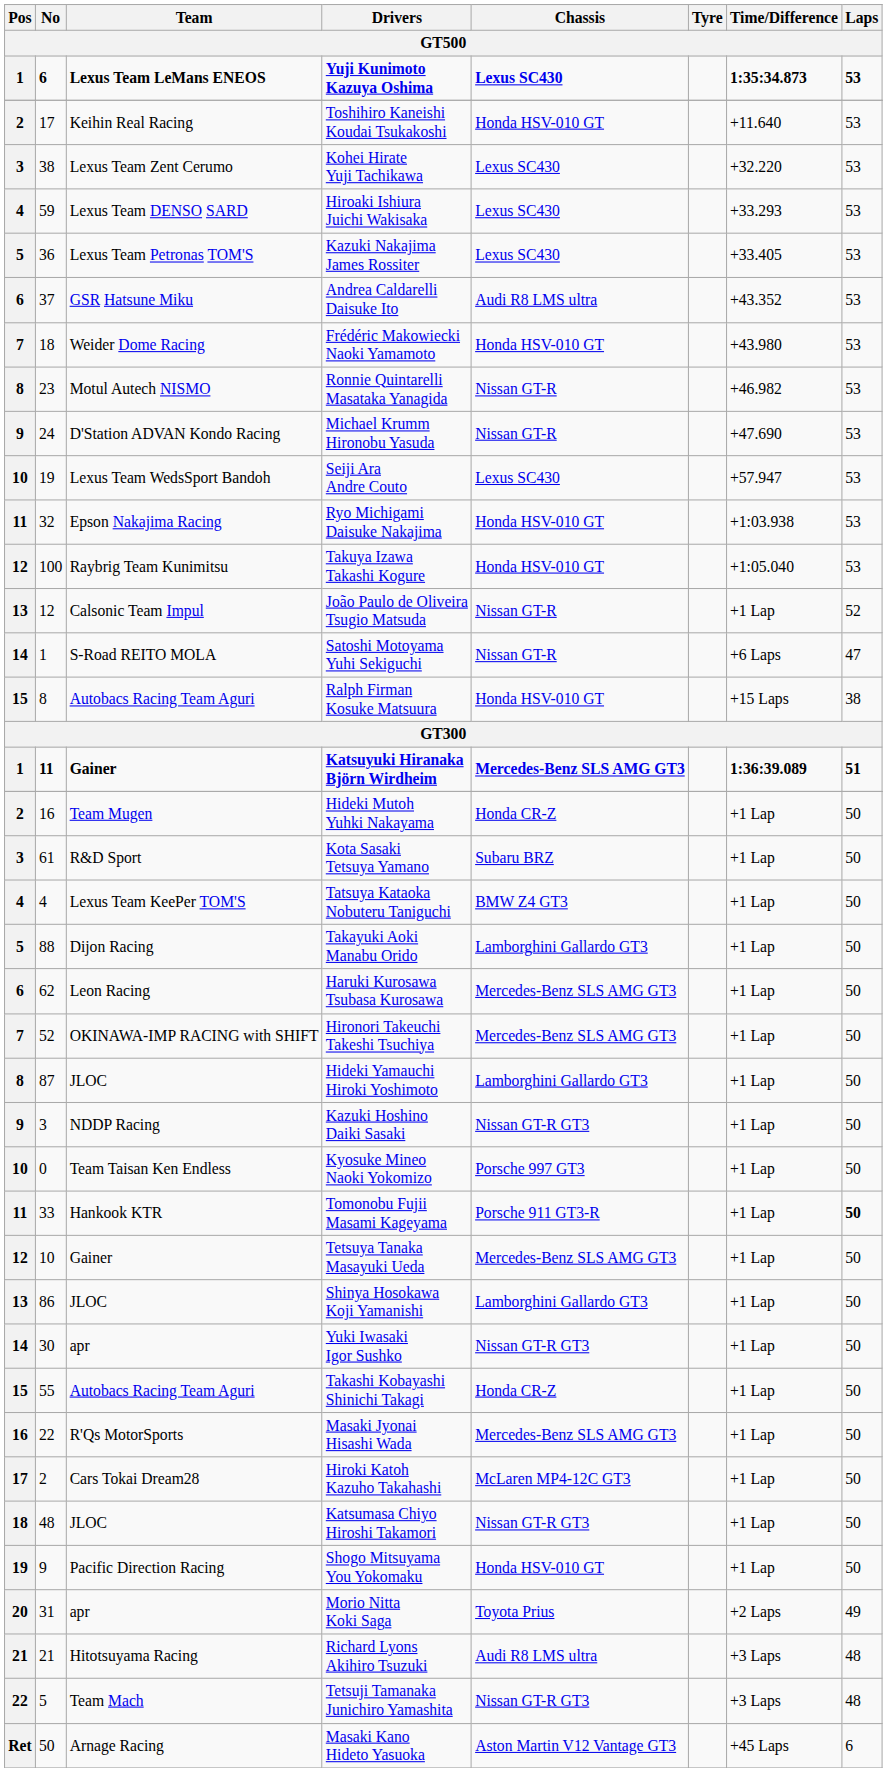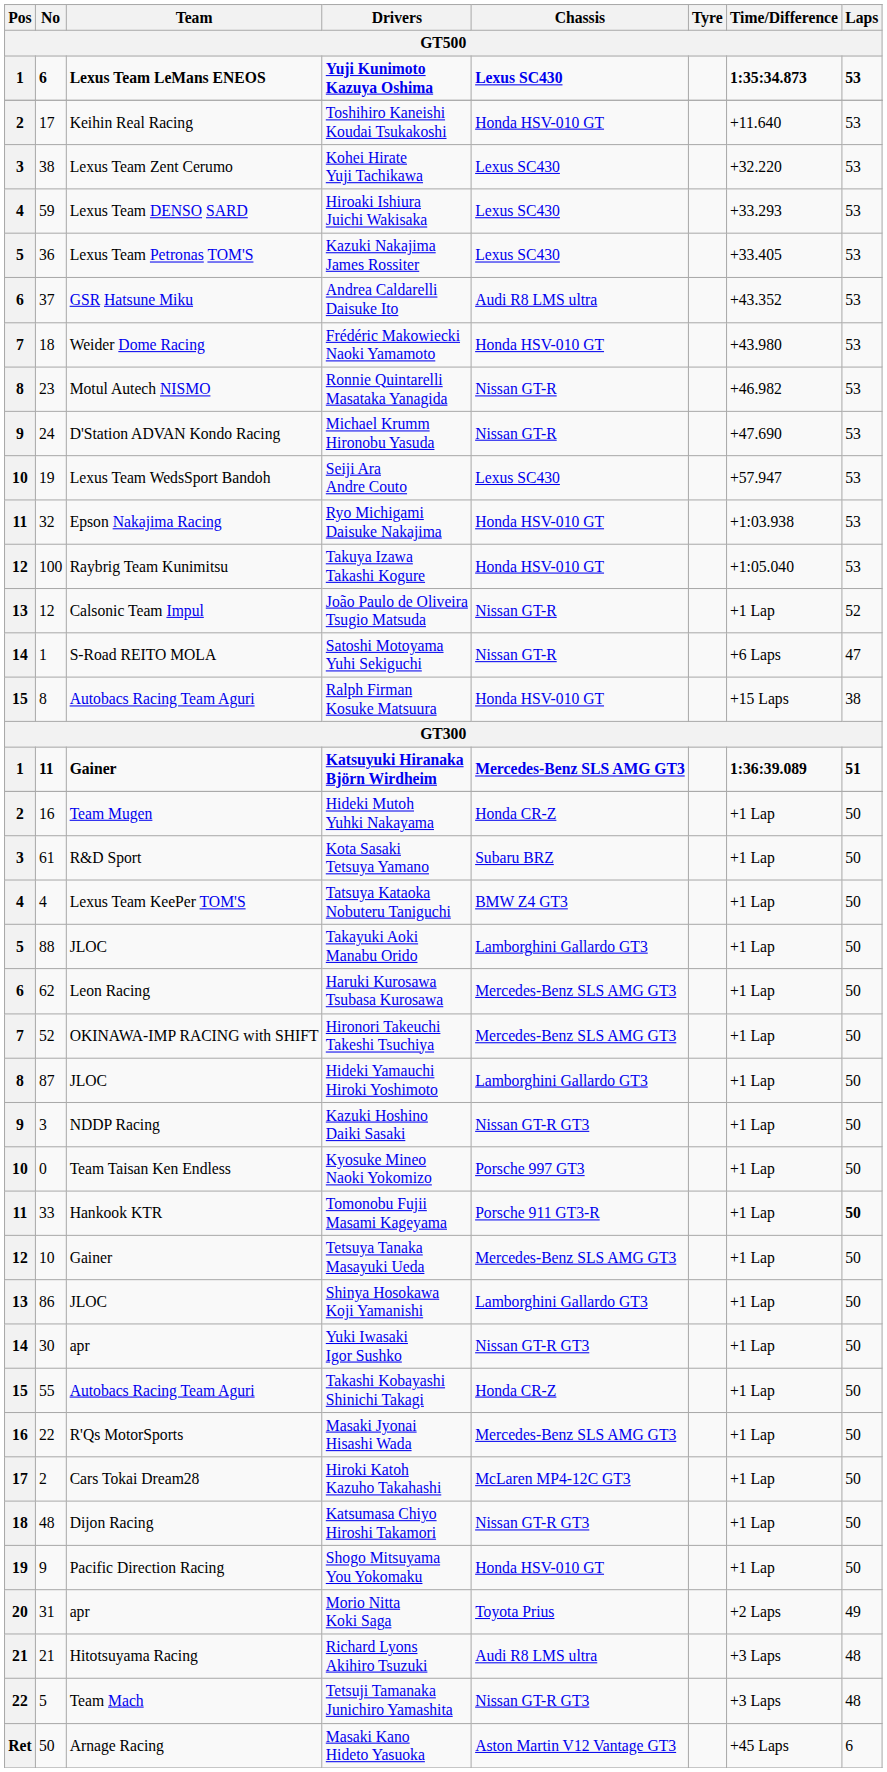(112, 947) Dijon Racing -> (88, 947) JLOC
(88, 1523) JLOC -> (112, 1523) Dijon Racing
